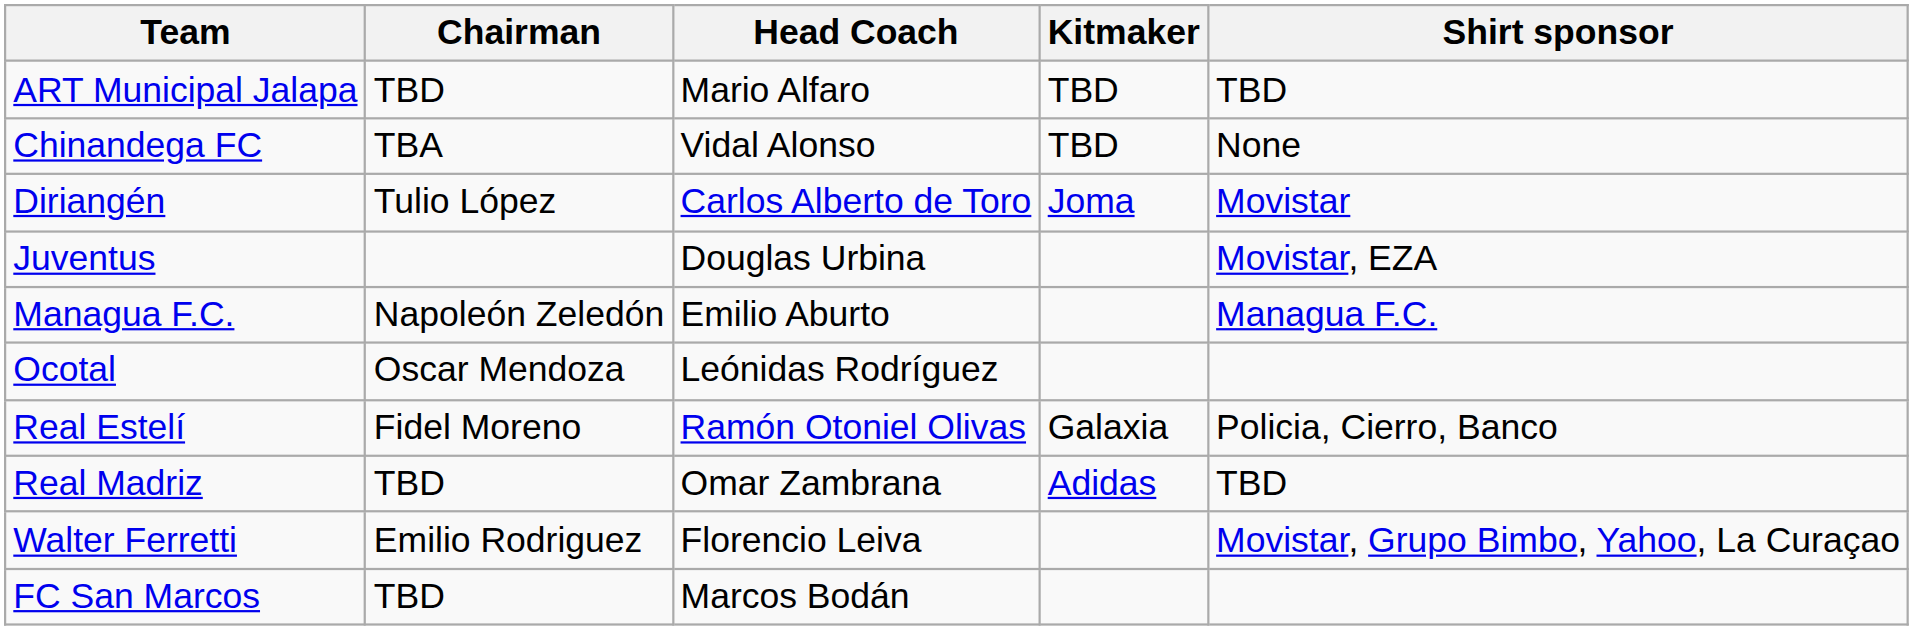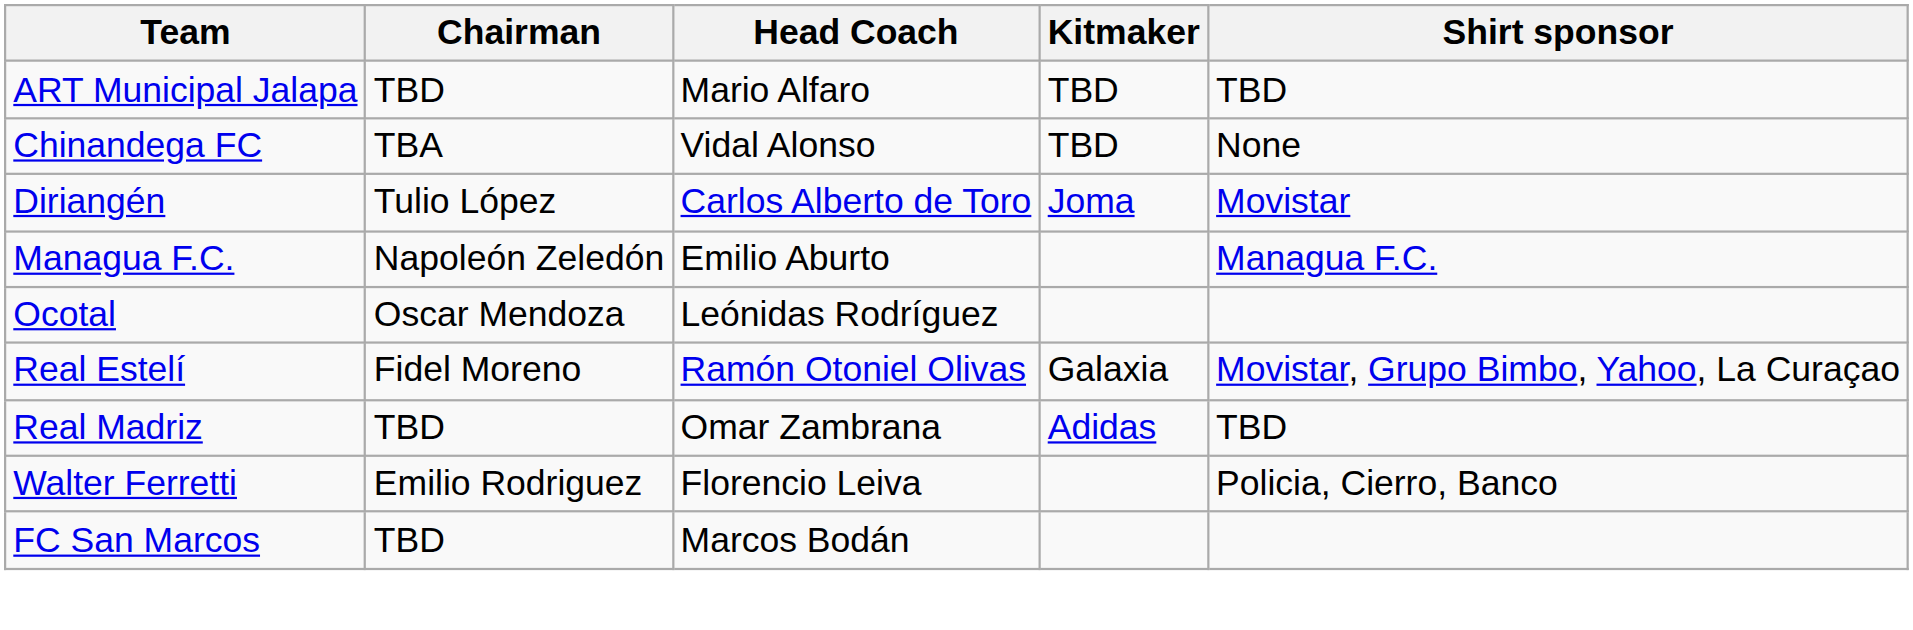- row: (84, 257)
(1387, 426) Policia, Cierro, Banco -> (1558, 370) Movistar, Grupo Bimbo, Yahoo, La Curaçao
(1558, 539) Movistar, Grupo Bimbo, Yahoo, La Curaçao -> (1387, 483) Policia, Cierro, Banco
